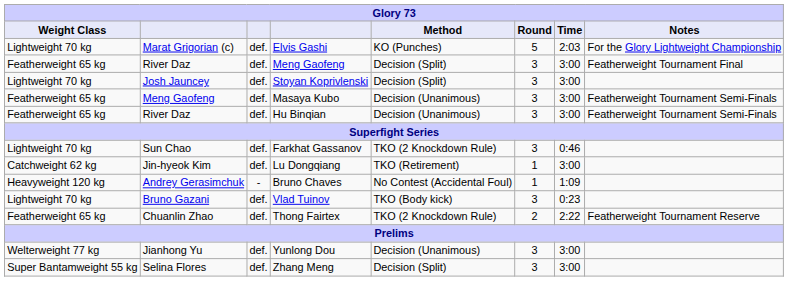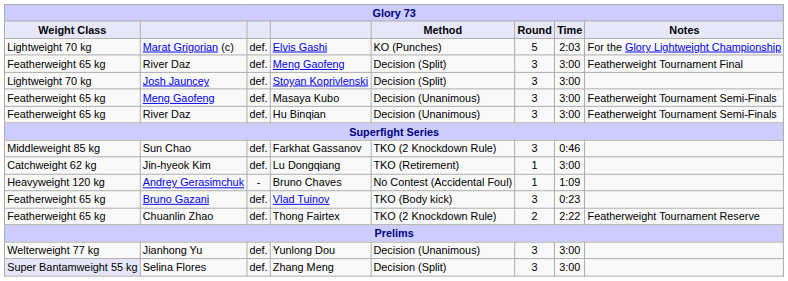(49, 149) Lightweight 70 kg -> (54, 149) Middleweight 85 kg
(49, 200) Lightweight 70 kg -> (56, 200) Featherweight 65 kg
(72, 267) no background -> (72, 267) lavender background
